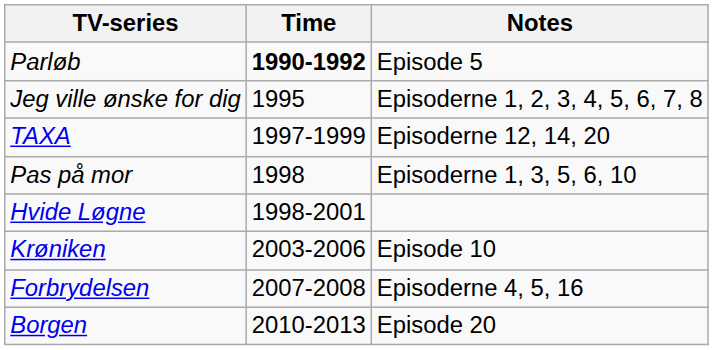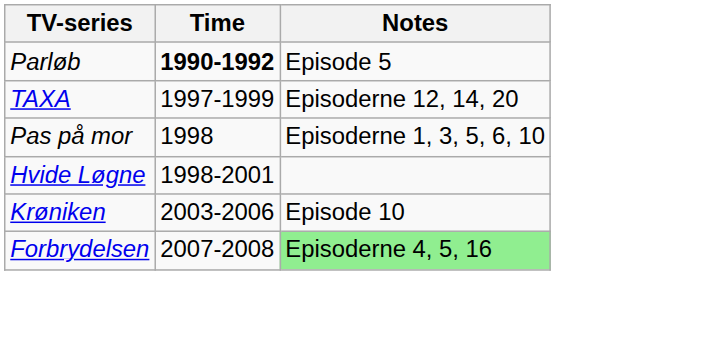- row: (126, 99)
(480, 288) no background -> (389, 250) lightgreen background
- row: (49, 325)
